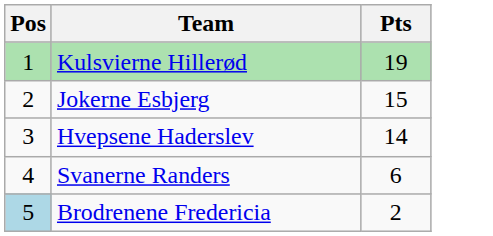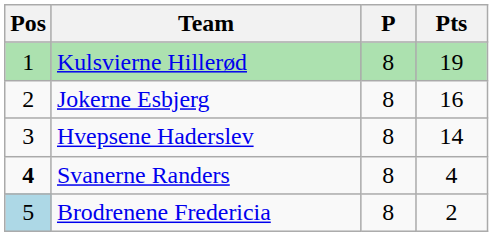+ column: (388, 23)
(396, 99) 15 -> (451, 99) 16
(28, 174) normal -> (28, 174) bold
(396, 174) 6 -> (451, 174) 4
